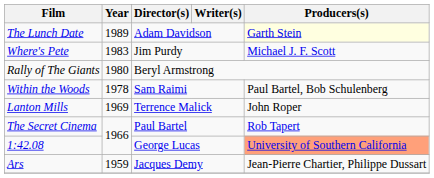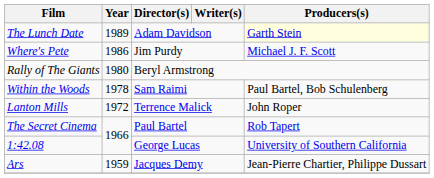(117, 51) 1983 -> (117, 51) 1986
(117, 107) 1969 -> (117, 107) 1972
(327, 145) lightsalmon background -> (327, 145) no background
